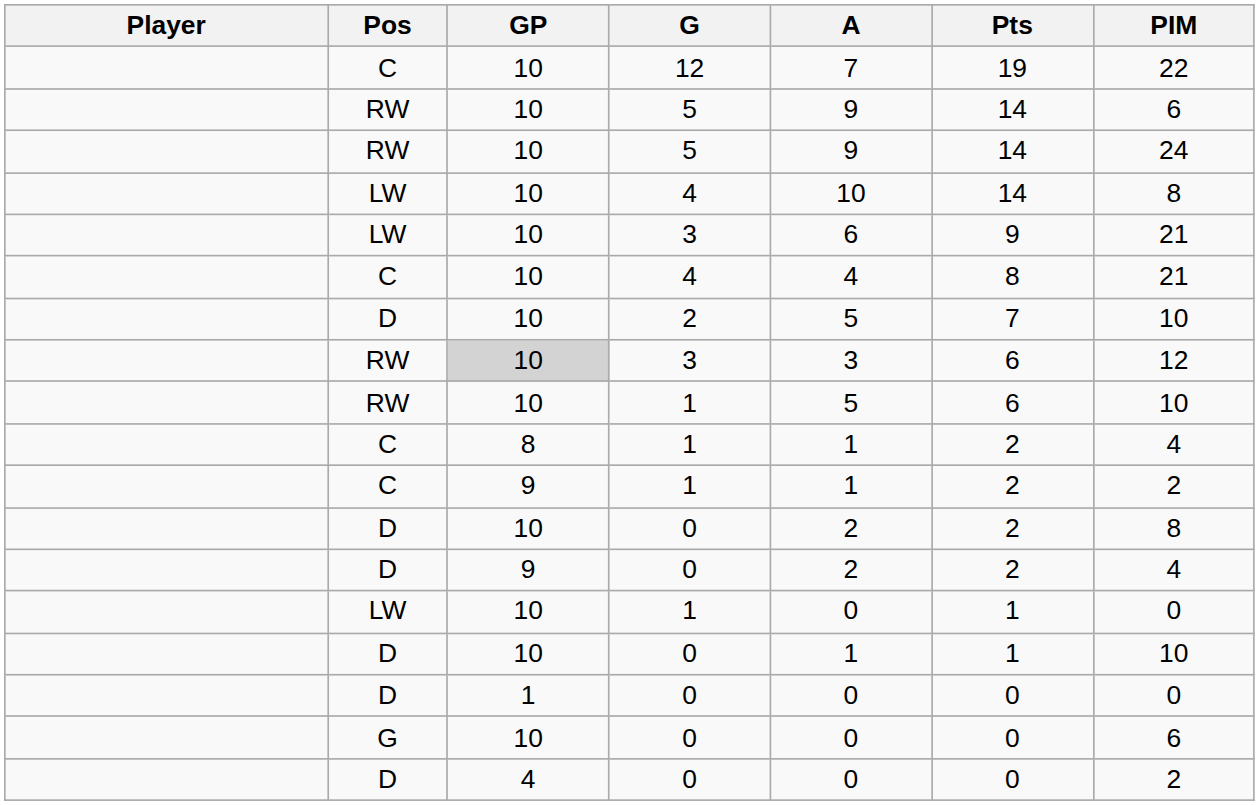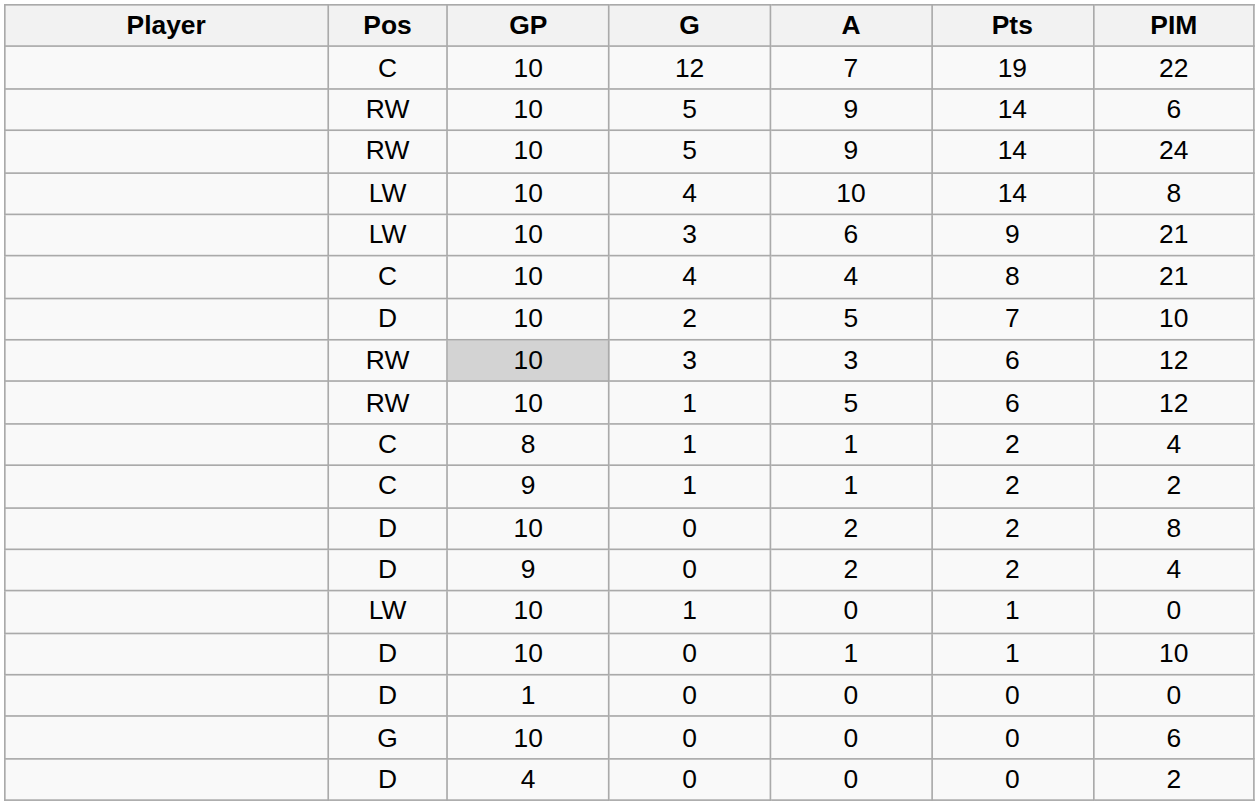(1174, 402) 10 -> (1174, 402) 12
